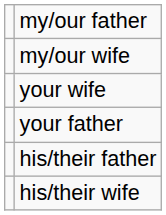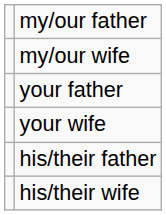rows swapped: (71, 124) <-> (63, 90)
